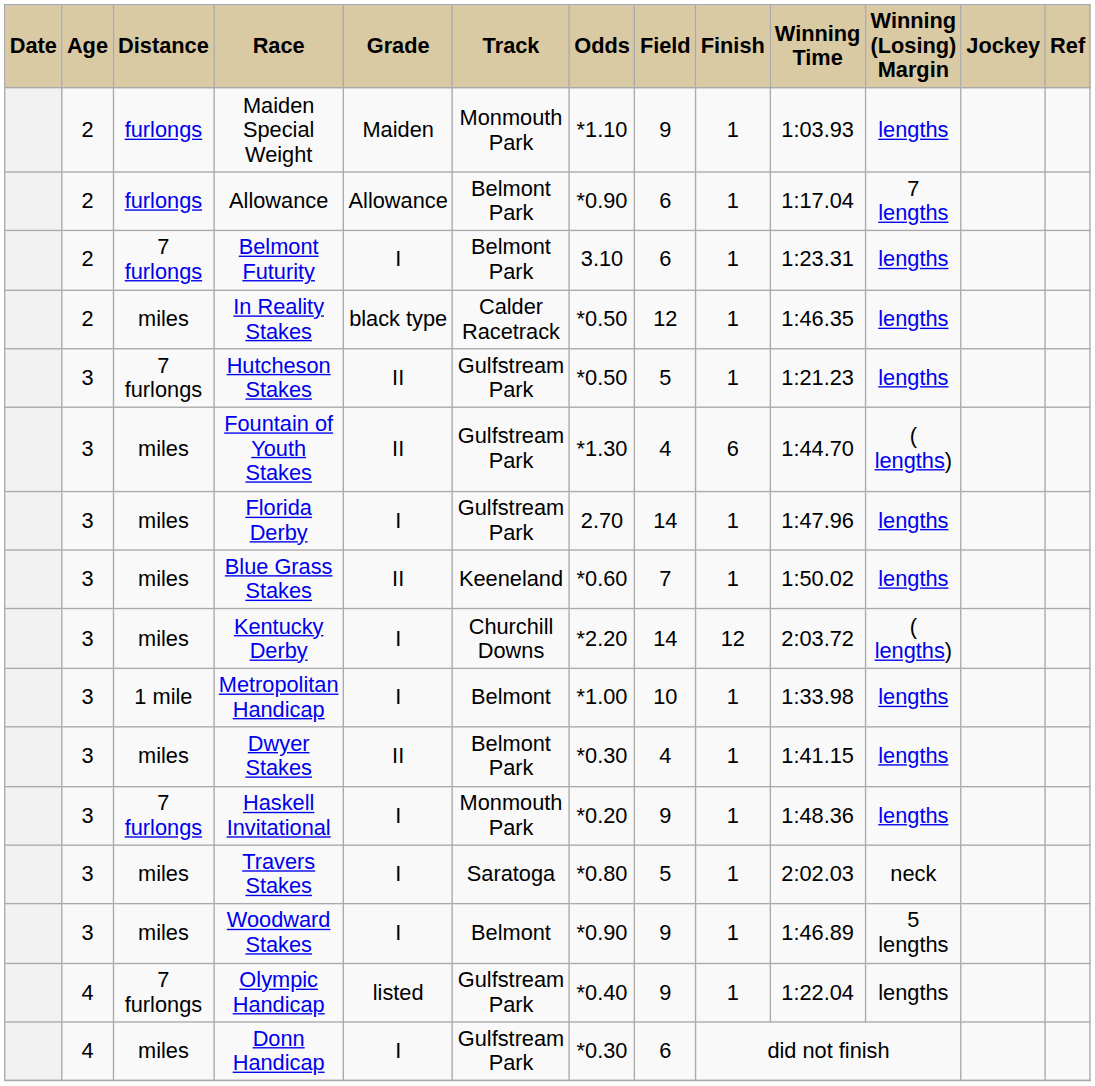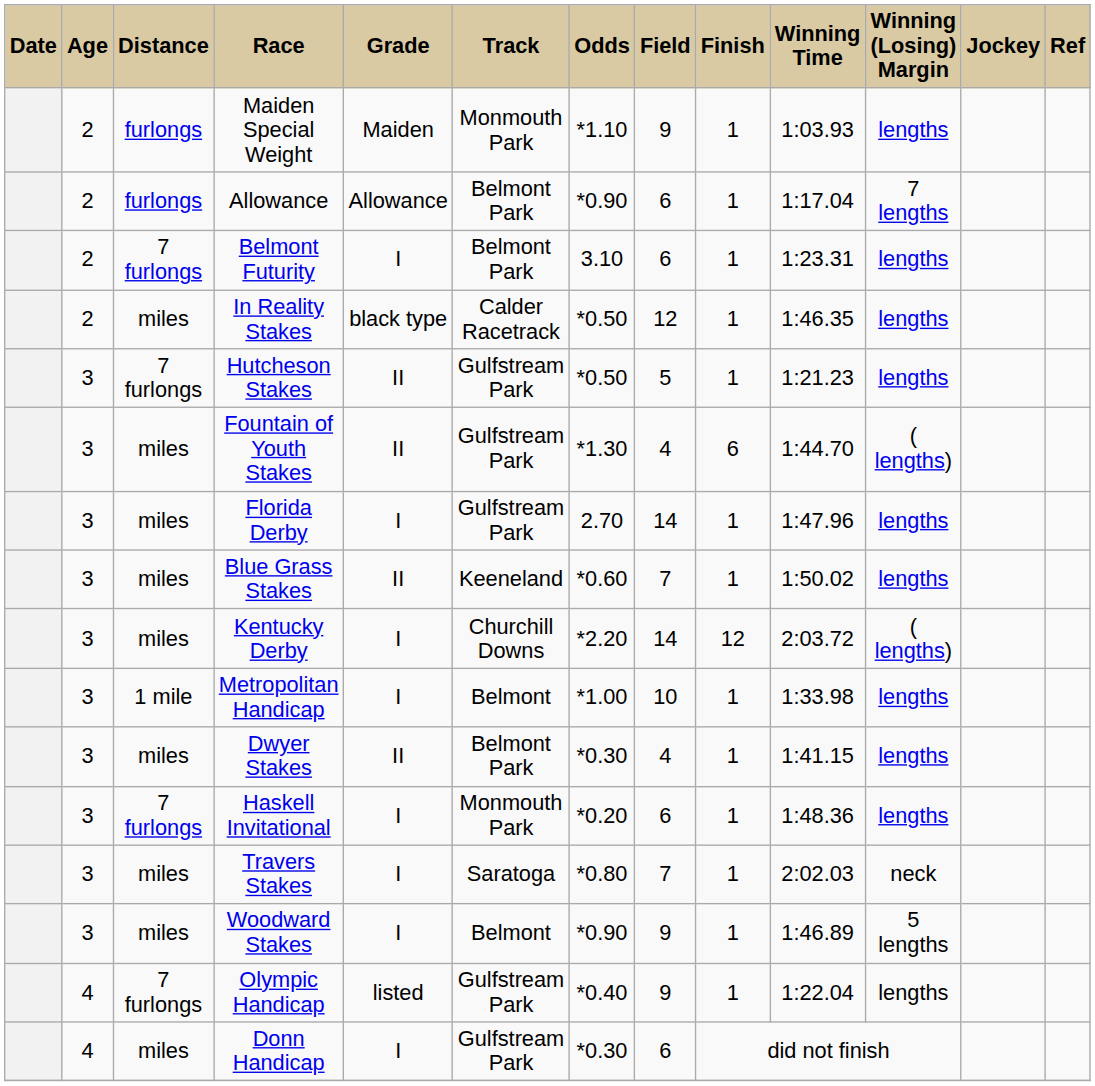(665, 815) 9 -> (665, 815) 6
(665, 874) 5 -> (665, 874) 7
